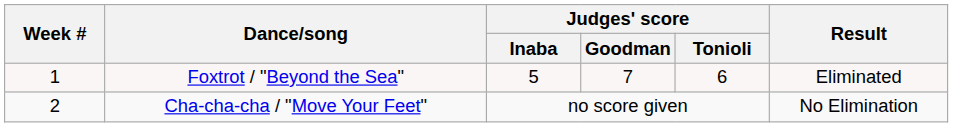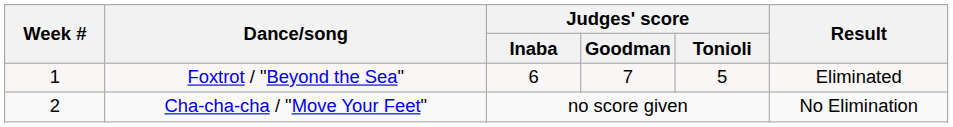(534, 77) 5 -> (534, 77) 6
(722, 77) 6 -> (722, 77) 5
